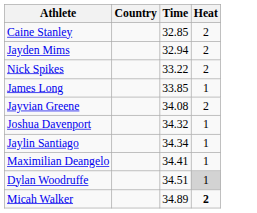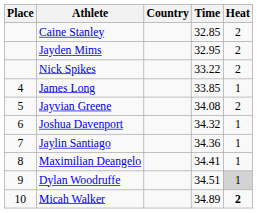+ column: (20, 13)
(175, 50) 32.94 -> (207, 50) 32.95
(175, 143) 34.34 -> (207, 143) 34.36
